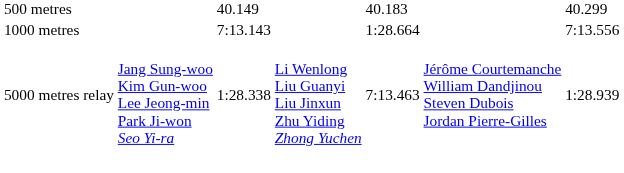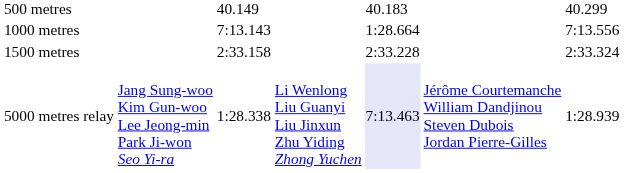+ row: (42, 51)
(393, 94) no background -> (393, 116) lavender background
